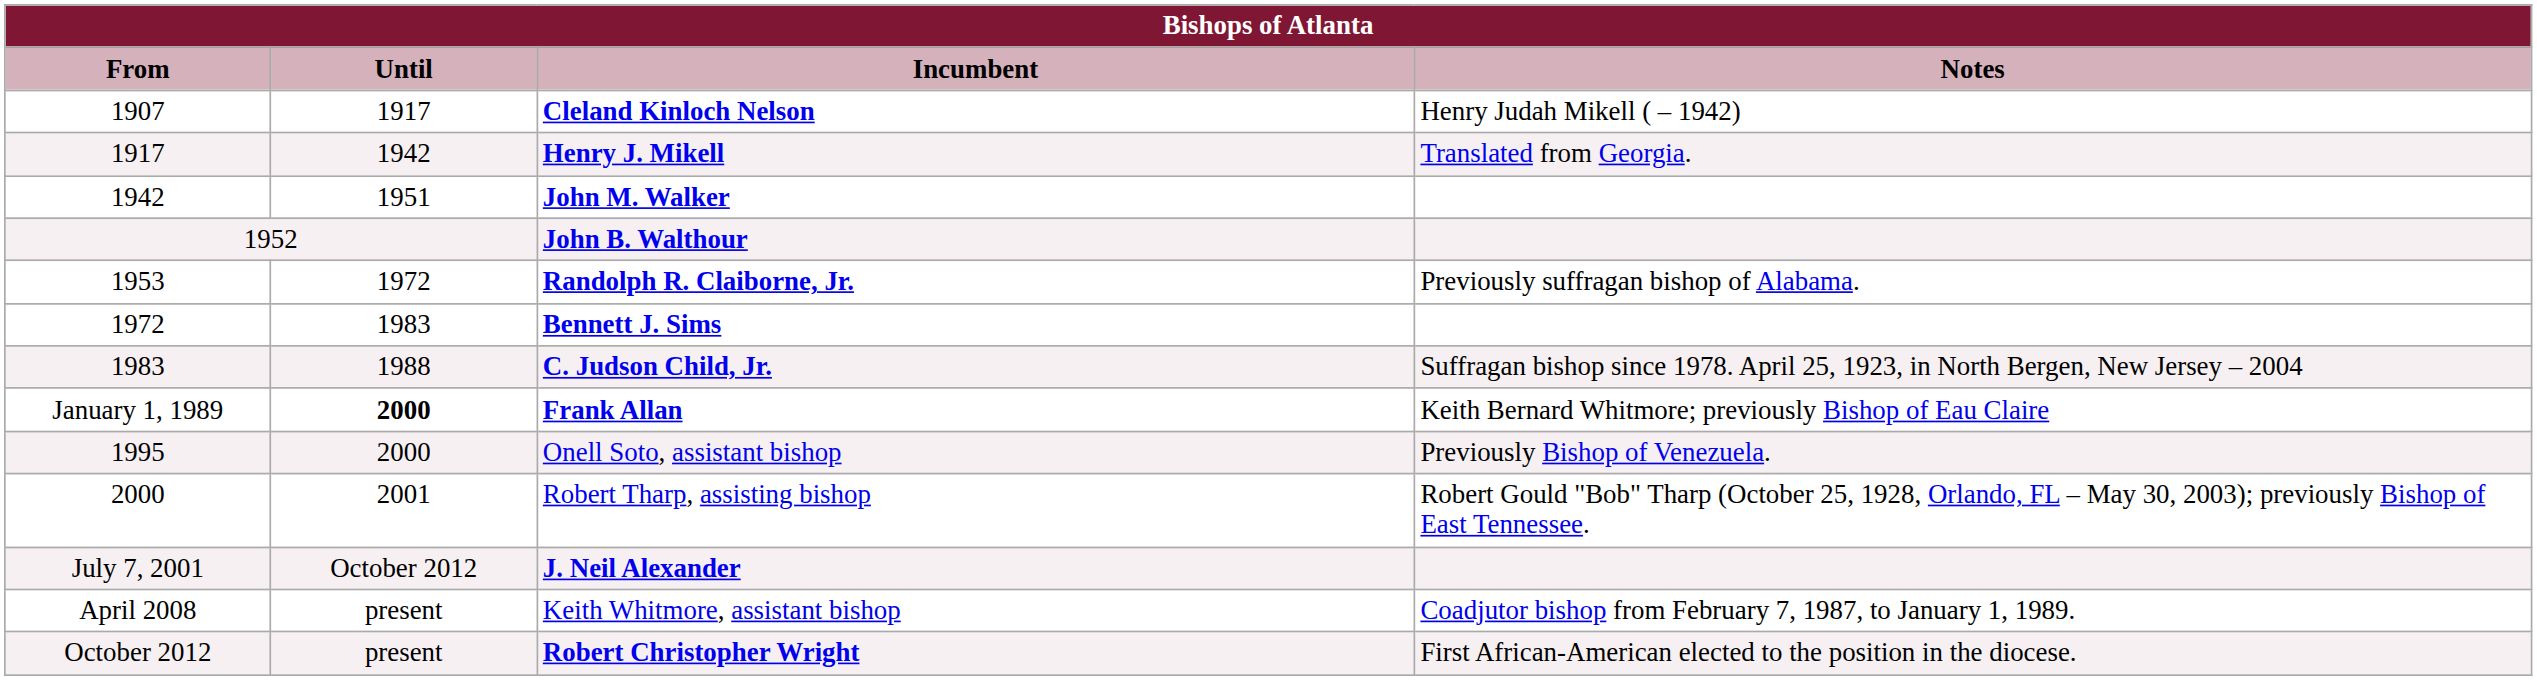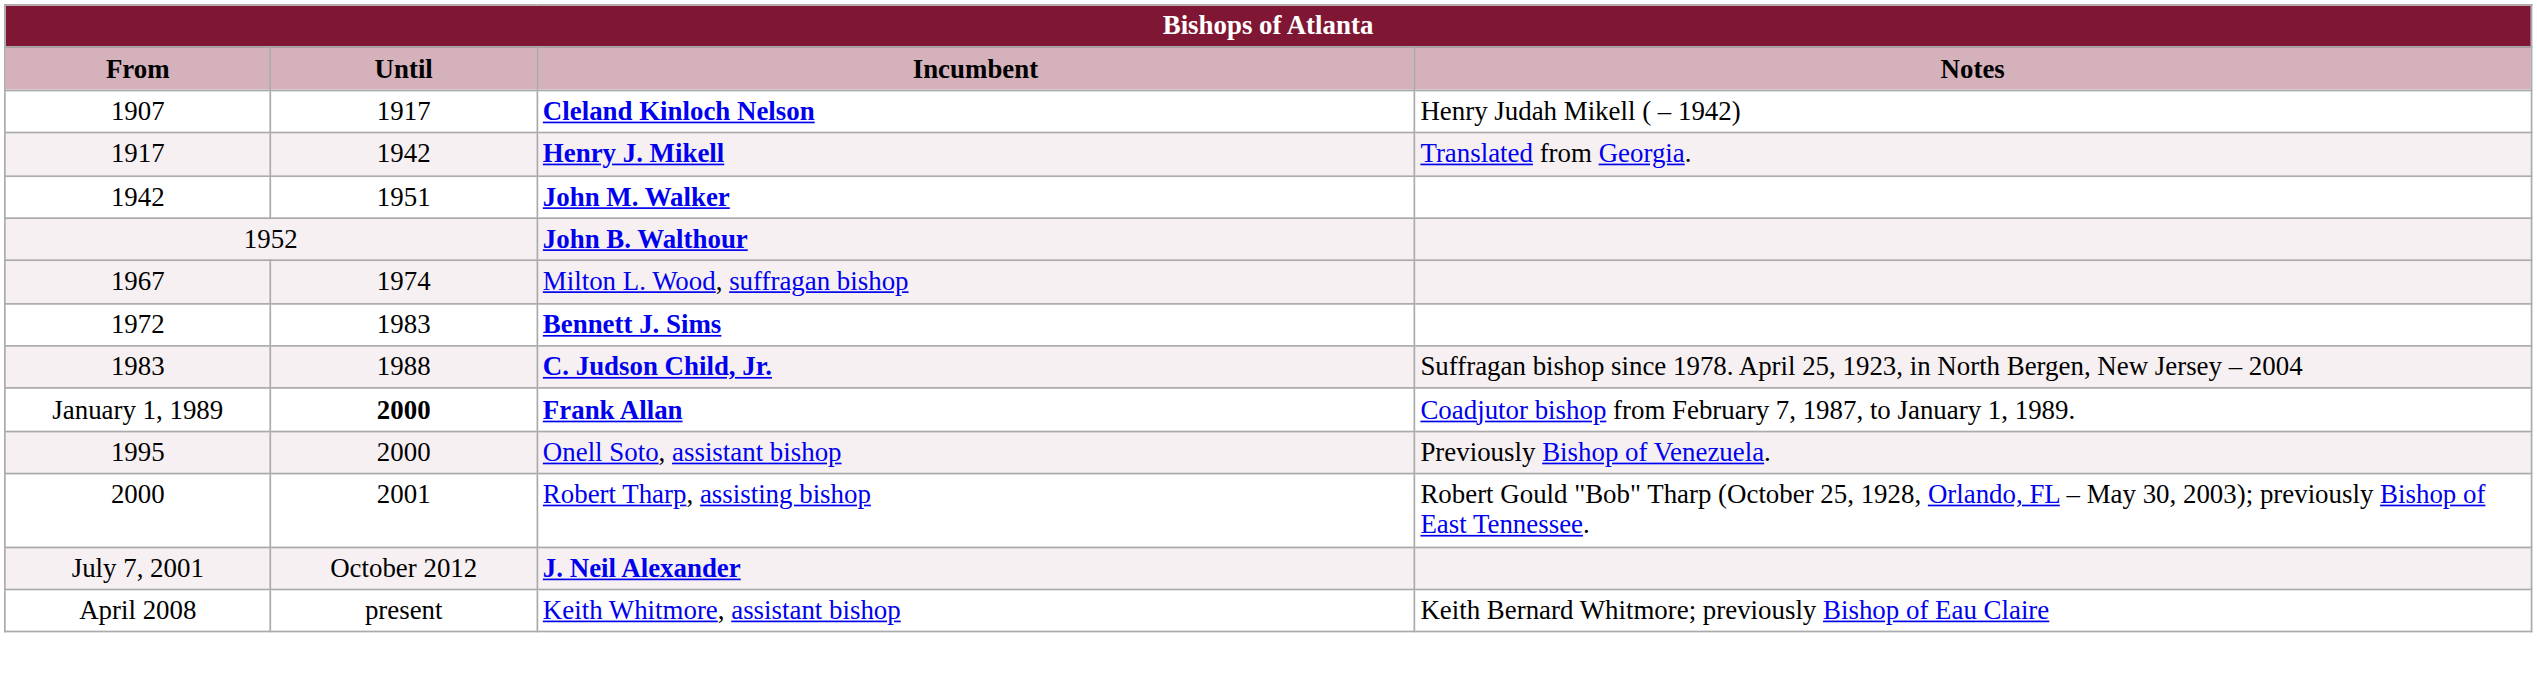- row: (698, 281)
+ row: (726, 281)
(1735, 409) Keith Bernard Whitmore; previously Bishop of Eau Claire -> (1748, 409) Coadjutor bishop from February 7, 1987, to January 1, 1989.
(1748, 610) Coadjutor bishop from February 7, 1987, to January 1, 1989. -> (1735, 610) Keith Bernard Whitmore; previously Bishop of Eau Claire
- row: (701, 652)
